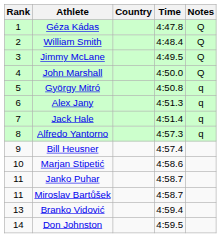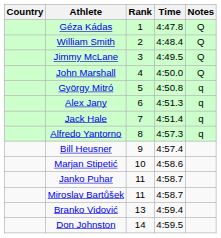columns swapped: (18, 12) <-> (134, 12)
